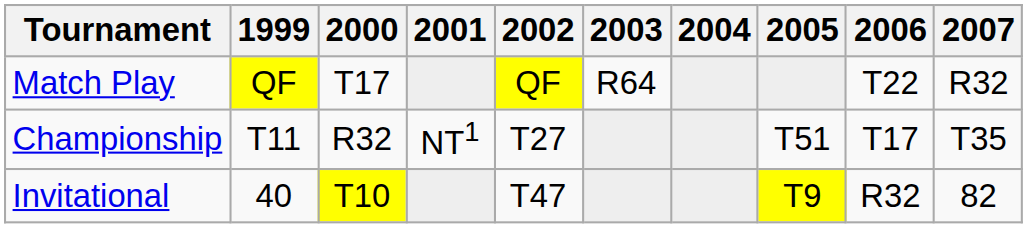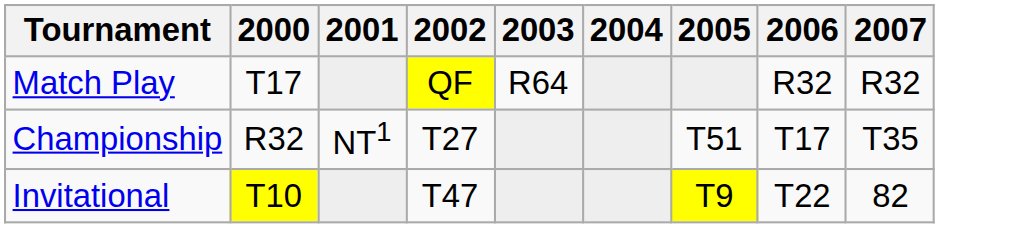- column: (274, 30)
(890, 82) T22 -> (802, 82) R32
(890, 195) R32 -> (802, 195) T22
